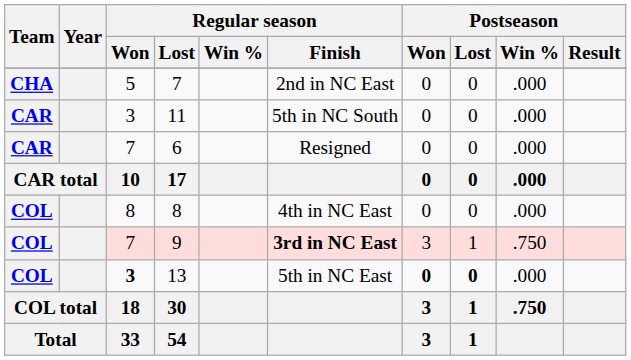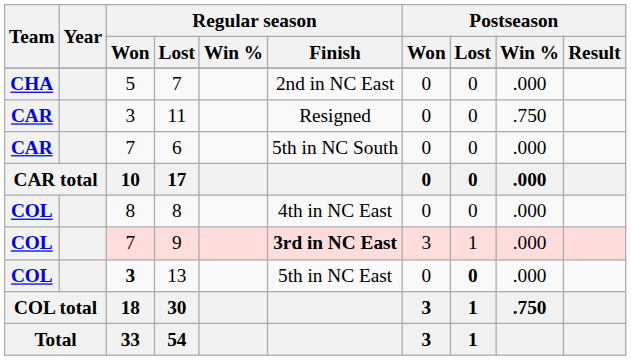(335, 116) 5th in NC South -> (335, 116) Resigned
(530, 116) .000 -> (530, 116) .750
(335, 147) Resigned -> (335, 147) 5th in NC South
(530, 243) .750 -> (530, 243) .000
(426, 275) bold -> (426, 275) normal
